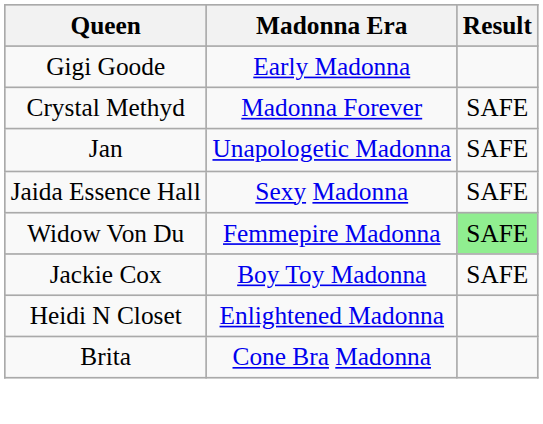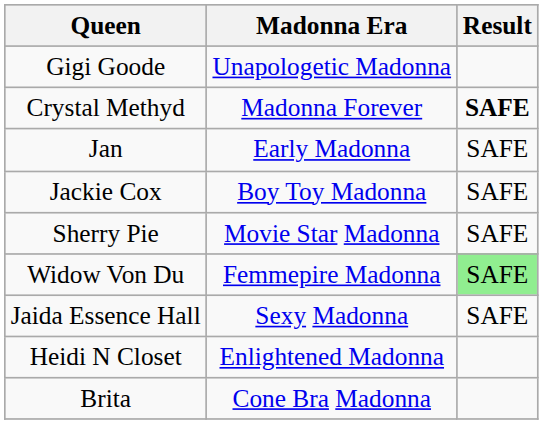(332, 67) Early Madonna -> (332, 67) Unapologetic Madonna
(497, 108) normal -> (497, 108) bold
(332, 149) Unapologetic Madonna -> (332, 149) Early Madonna
rows swapped: (106, 191) <-> (106, 274)
+ row: (106, 232)
